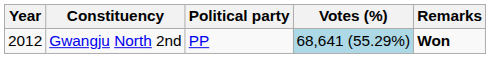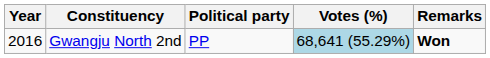(25, 41) 2012 -> (25, 41) 2016
